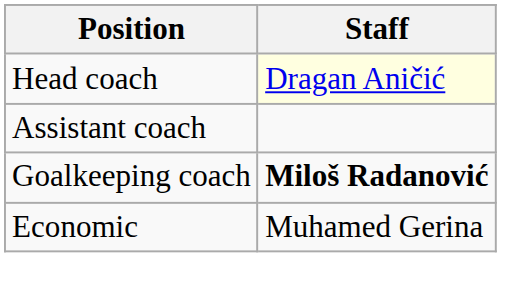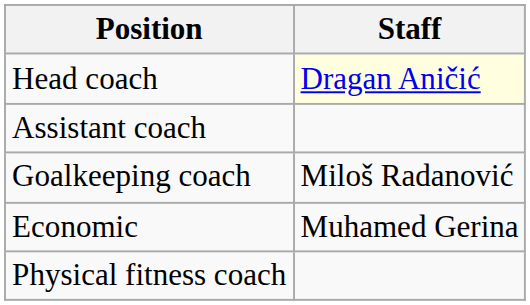(377, 176) bold -> (407, 176) normal
+ row: (149, 275)
